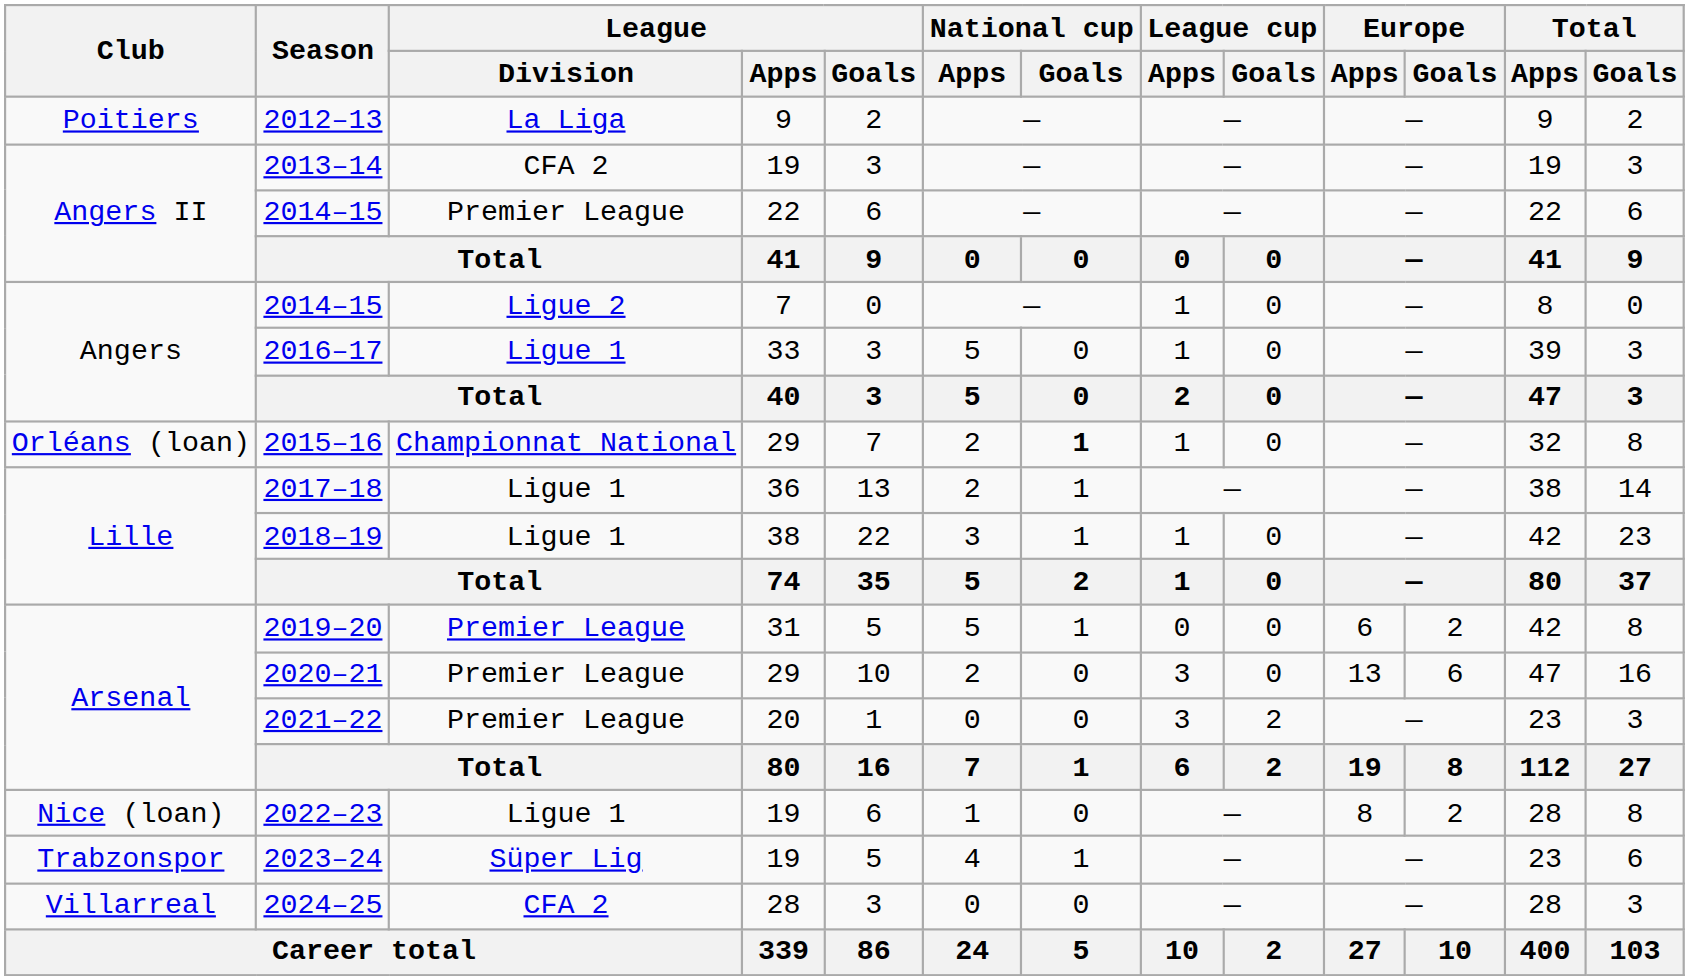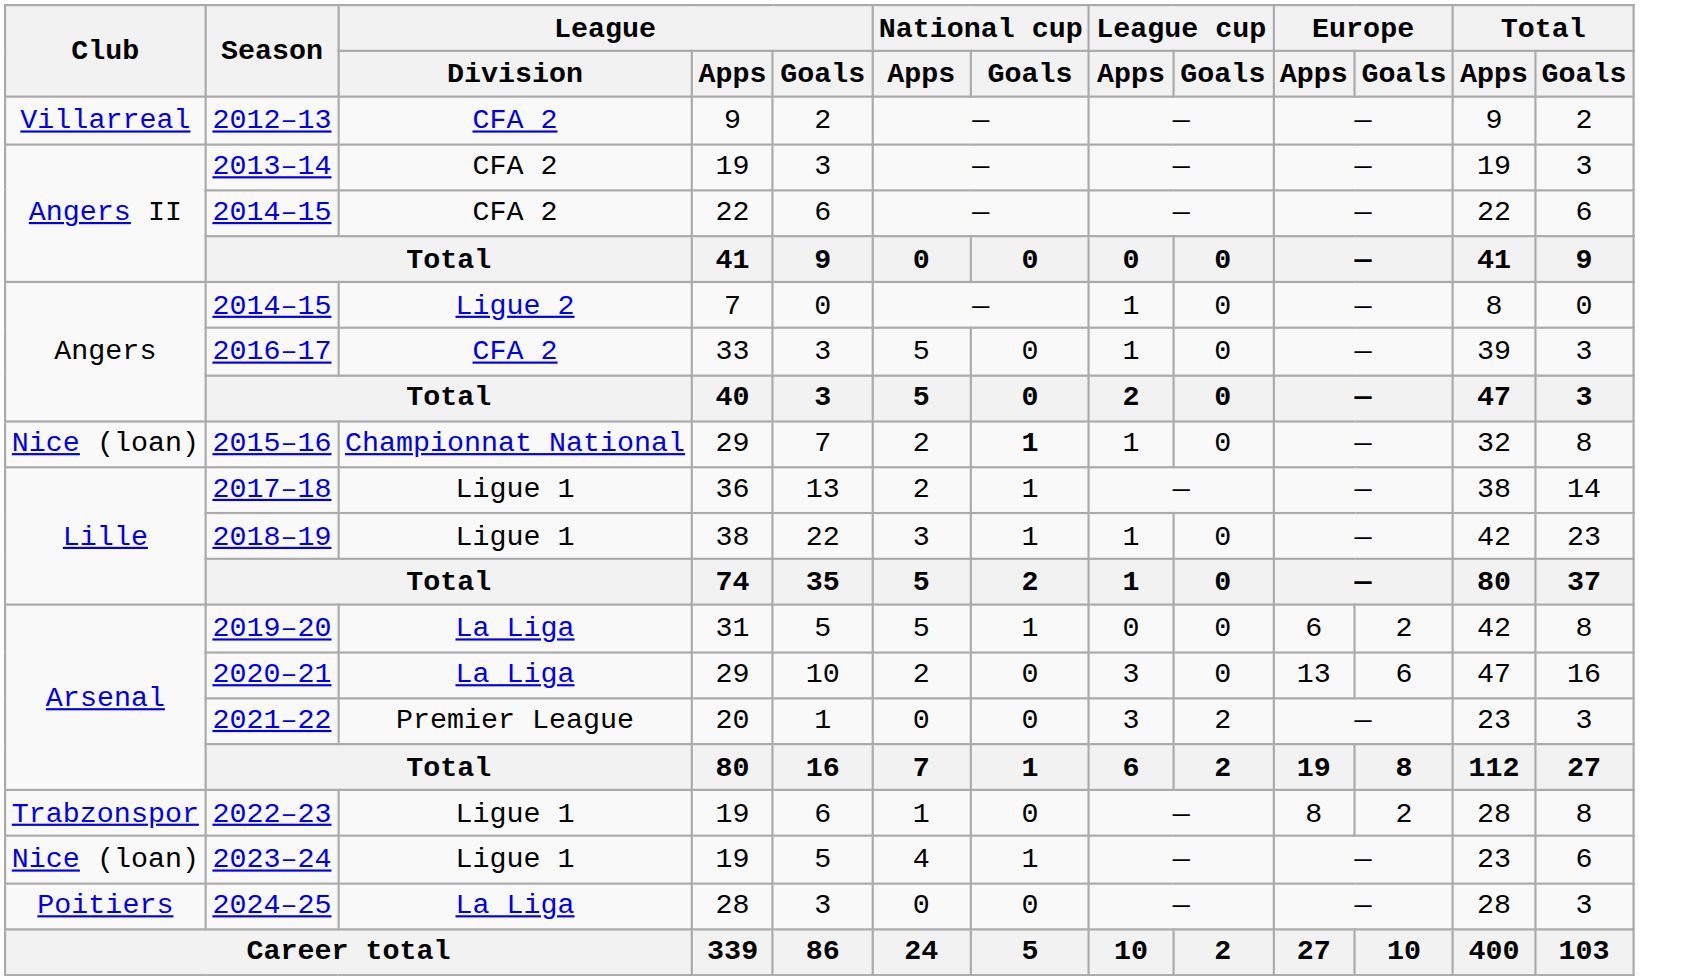(131, 121) Poitiers -> (105, 121) Villarreal
(566, 121) La Liga -> (515, 121) CFA 2
(566, 213) Premier League -> (515, 213) CFA 2
(566, 352) Ligue 1 -> (515, 352) CFA 2
(131, 444) Orléans (loan) -> (105, 444) Nice (loan)
(566, 629) Premier League -> (515, 629) La Liga
(566, 675) Premier League -> (515, 675) La Liga
(131, 813) Nice (loan) -> (105, 813) Trabzonspor
(131, 860) Trabzonspor -> (105, 860) Nice (loan)
(566, 860) Süper Lig -> (515, 860) Ligue 1
(131, 906) Villarreal -> (105, 906) Poitiers
(566, 906) CFA 2 -> (515, 906) La Liga
